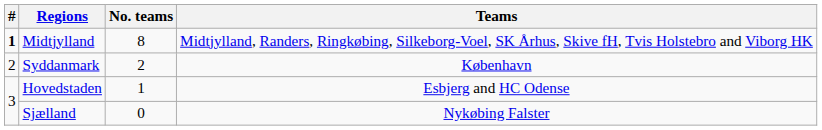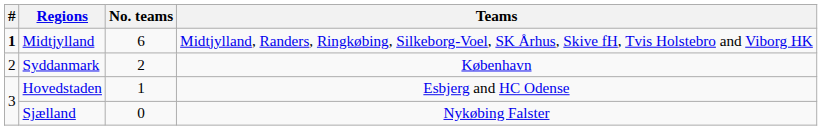(141, 40) 8 -> (141, 40) 6
